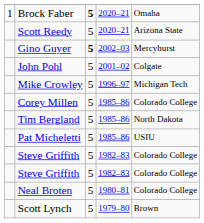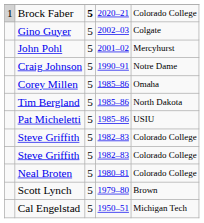(10, 13) no background -> (10, 13) lightgrey background
(147, 13) Omaha -> (165, 13) Colorado College
- row: (45, 31)
(91, 48) bold -> (90, 31) normal
(154, 48) Mercyhurst -> (147, 31) Colgate
(148, 66) Colgate -> (154, 48) Mercyhurst
- row: (50, 84)
+ row: (50, 66)
(166, 102) Colorado College -> (146, 84) Omaha
+ row: (49, 208)
